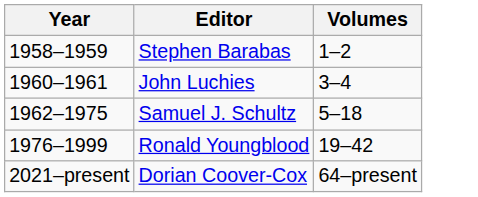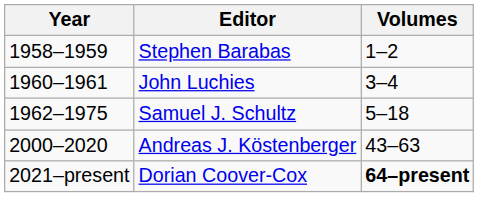- row: (224, 144)
+ row: (247, 144)
(368, 176) normal -> (417, 176) bold
